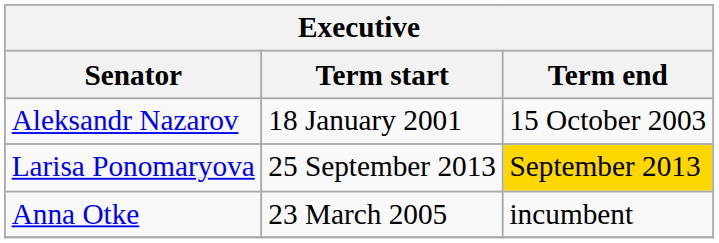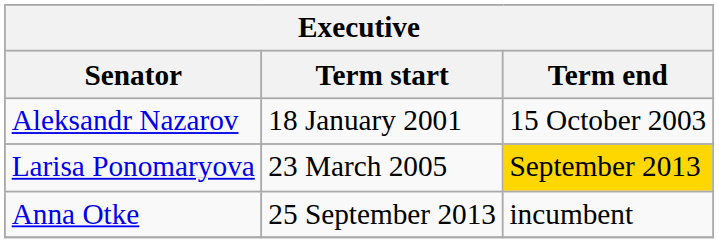(382, 167) 25 September 2013 -> (358, 167) 23 March 2005
(358, 213) 23 March 2005 -> (382, 213) 25 September 2013
